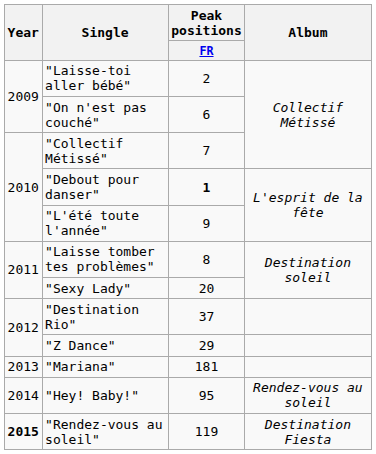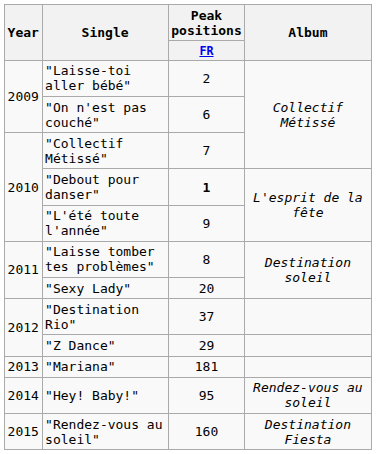(23, 432) bold -> (23, 432) normal
(206, 432) 119 -> (206, 432) 160
